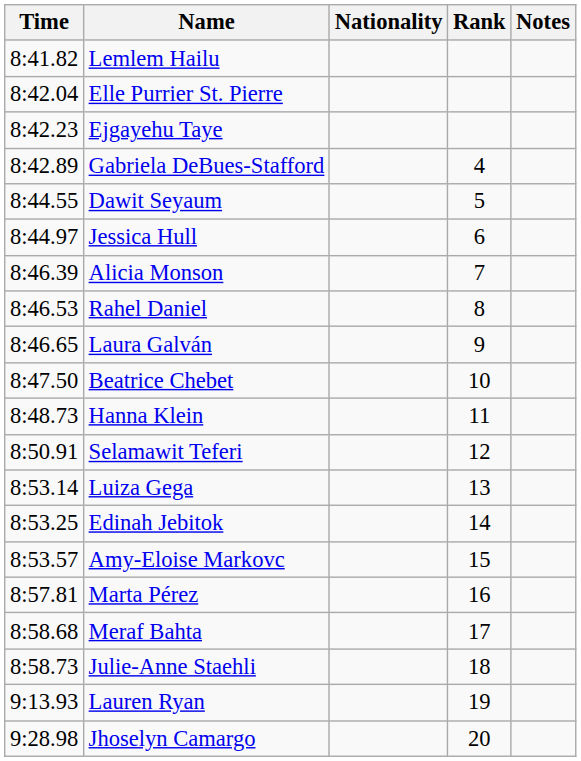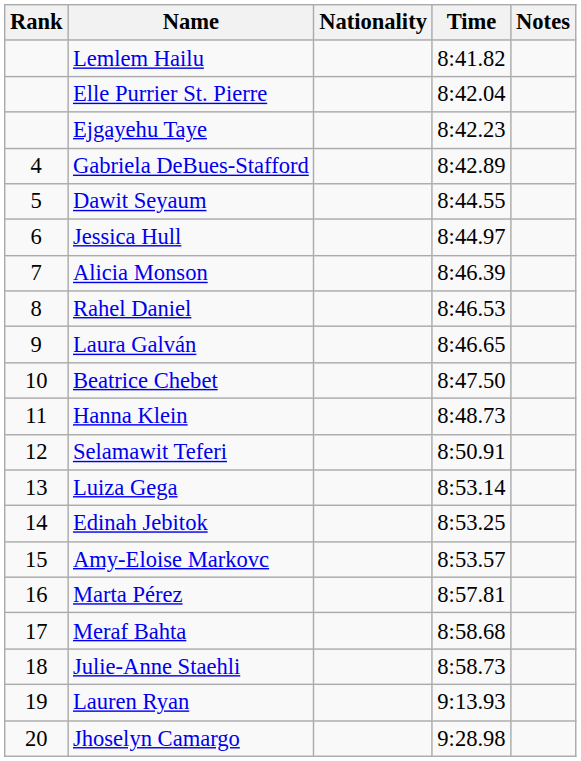columns swapped: (479, 22) <-> (44, 22)
